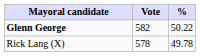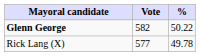(143, 43) 578 -> (143, 43) 577
